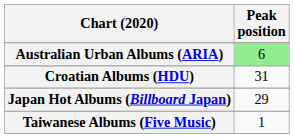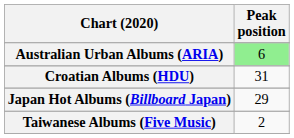(262, 122) 1 -> (262, 122) 2
